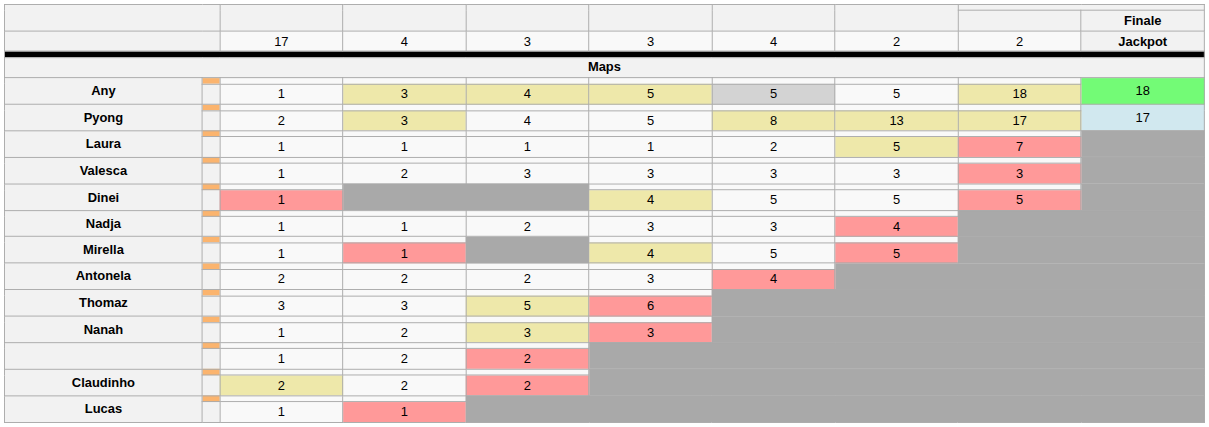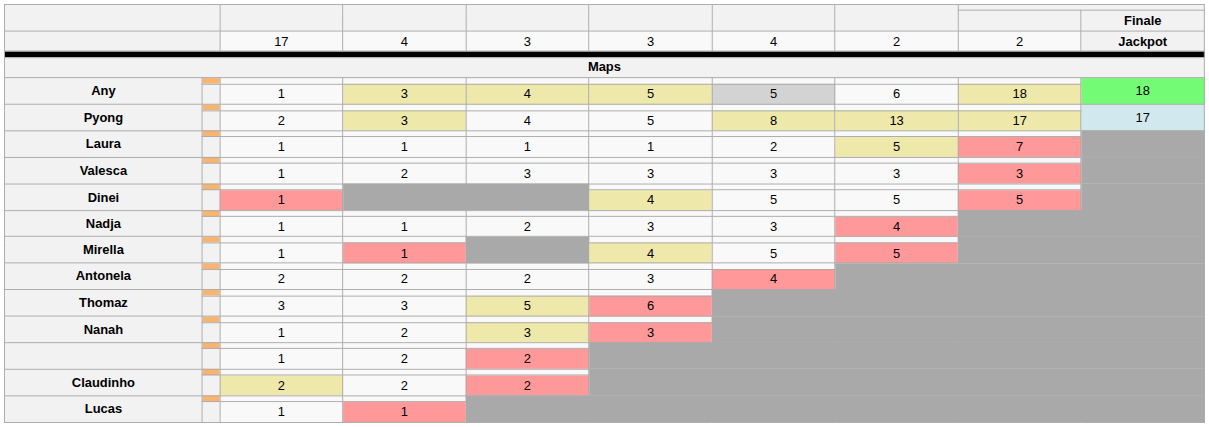(897, 94) 5 -> (897, 94) 6
